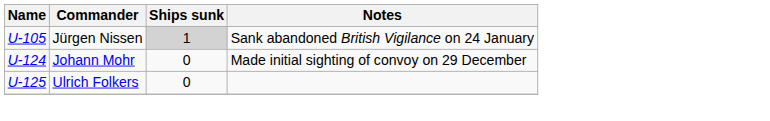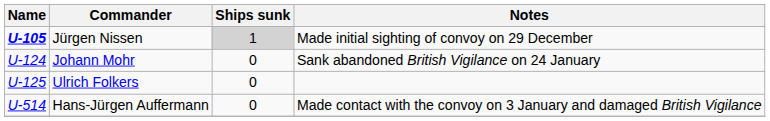(27, 37) normal -> (27, 37) bold
(382, 37) Sank abandoned British Vigilance on 24 January -> (445, 37) Made initial sighting of convoy on 29 December
(379, 60) Made initial sighting of convoy on 29 December -> (449, 60) Sank abandoned British Vigilance on 24 January
+ row: (131, 104)
